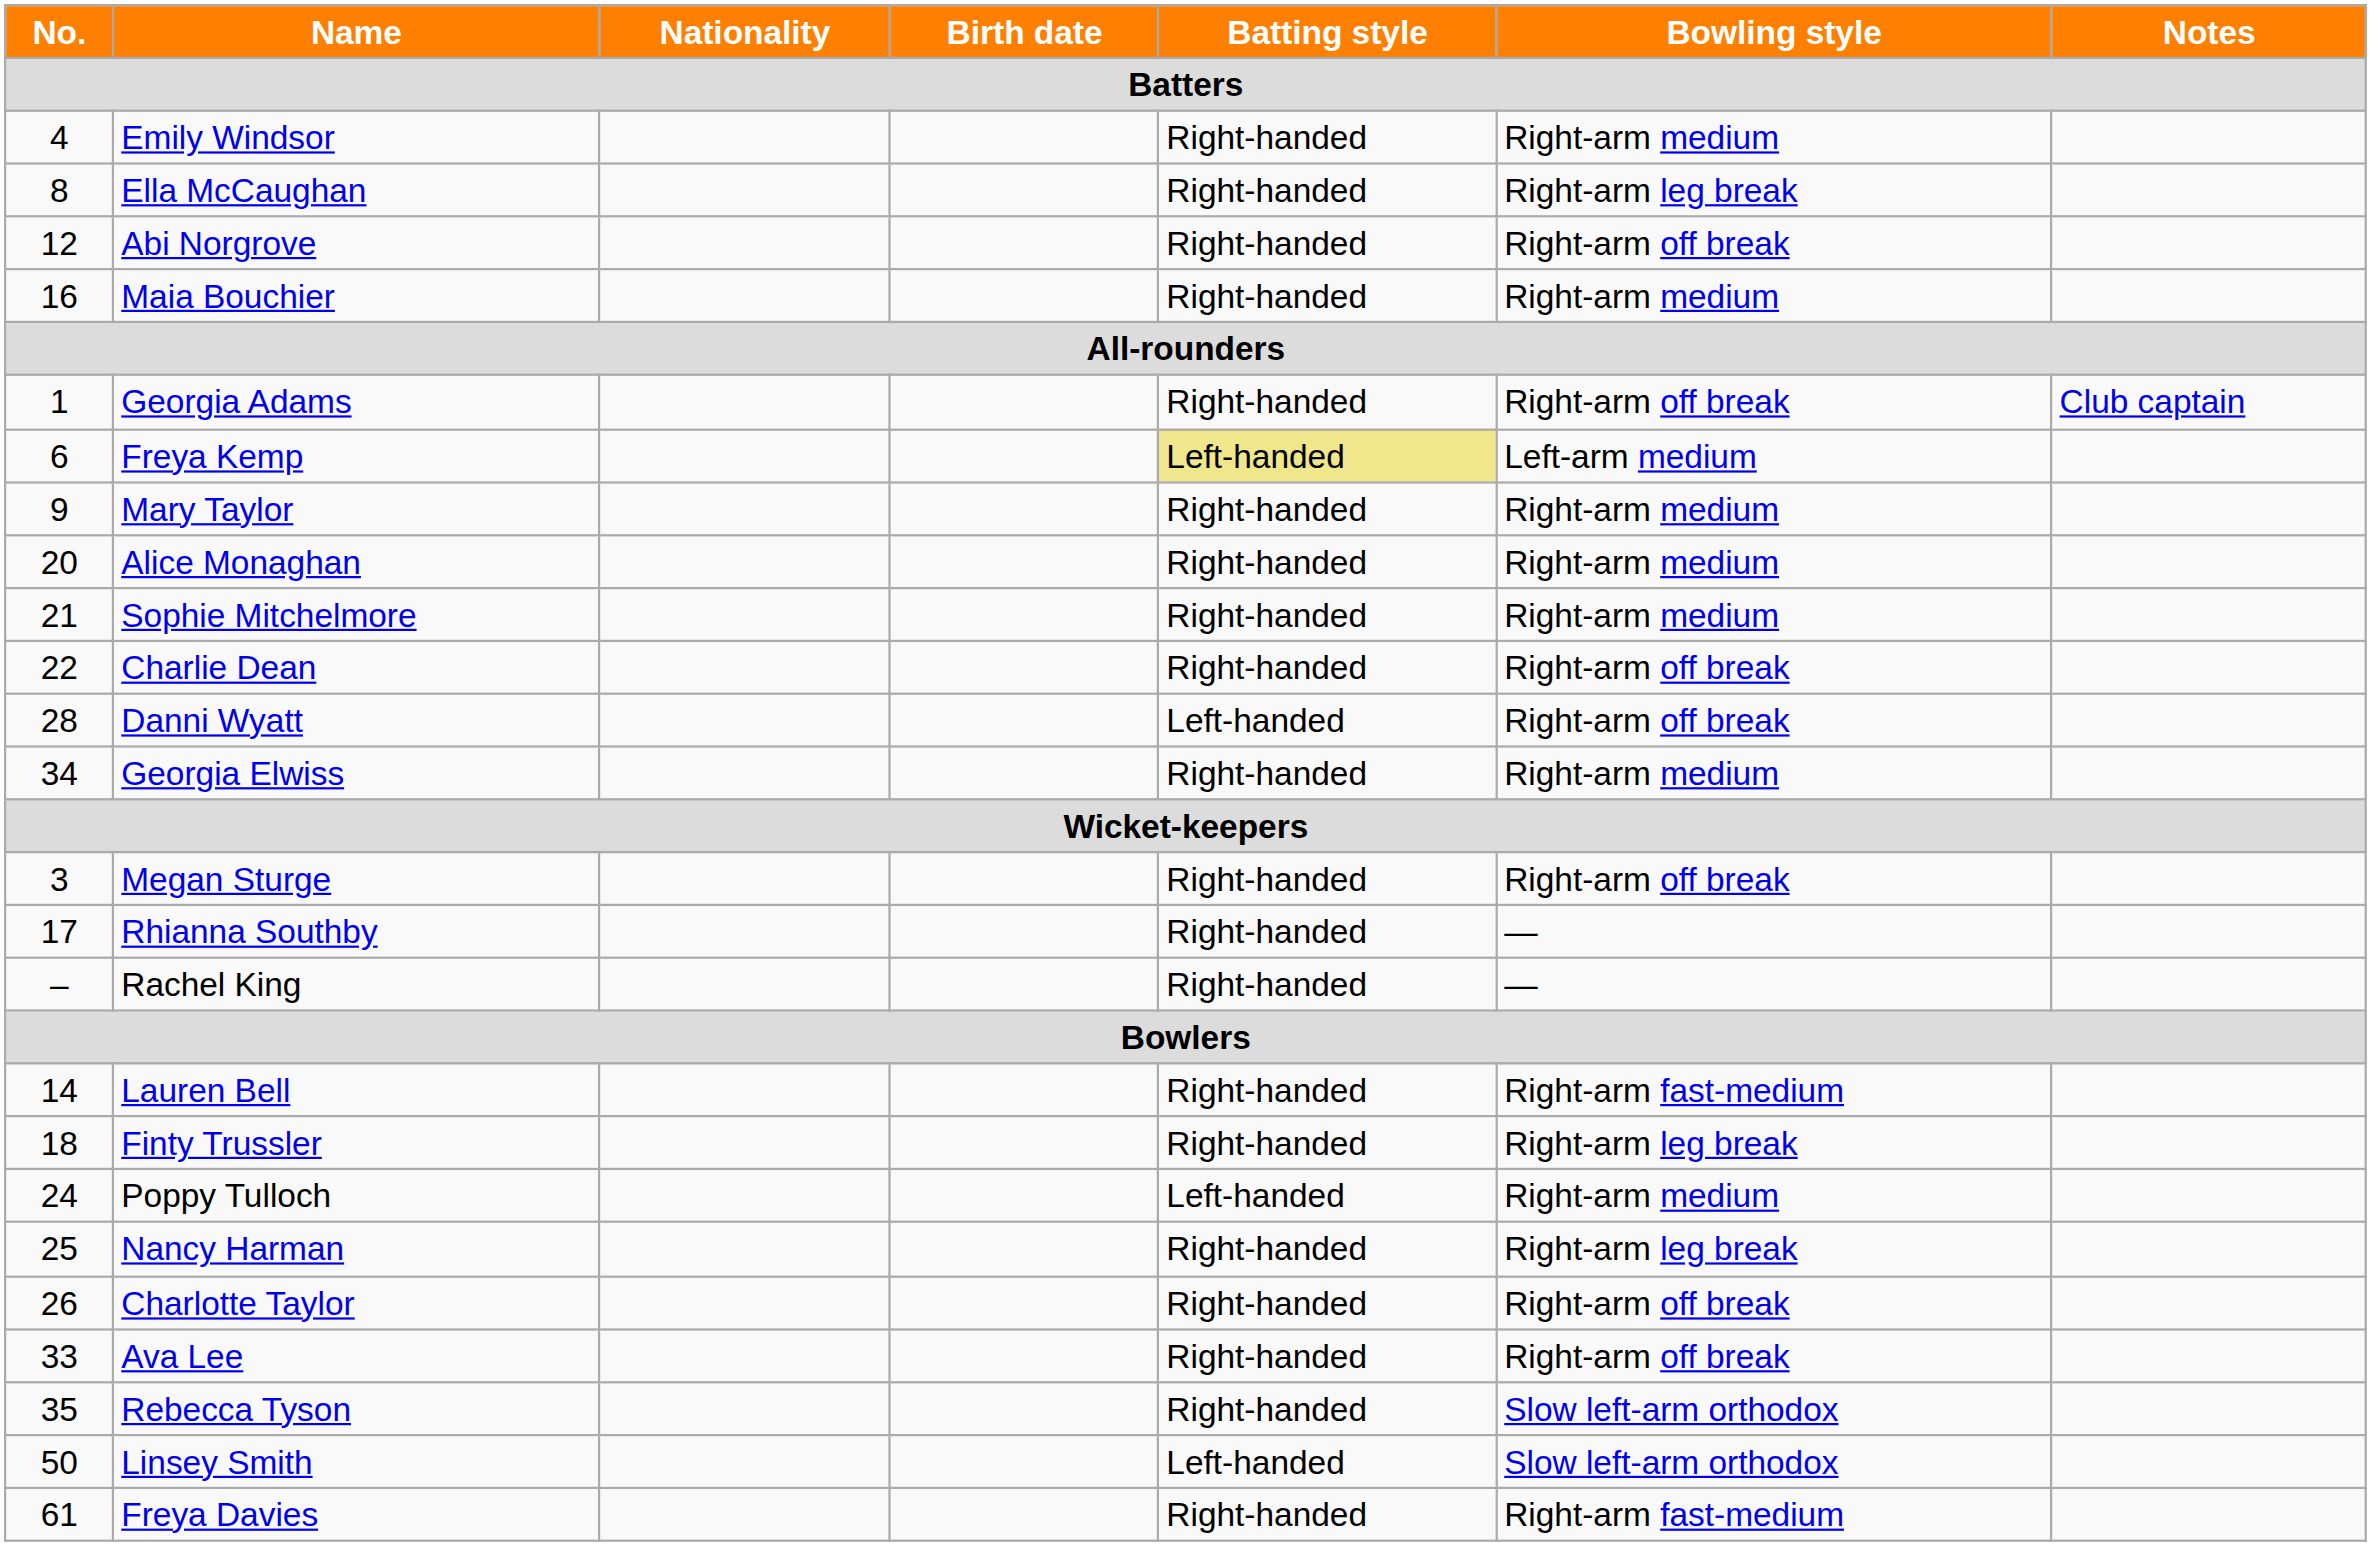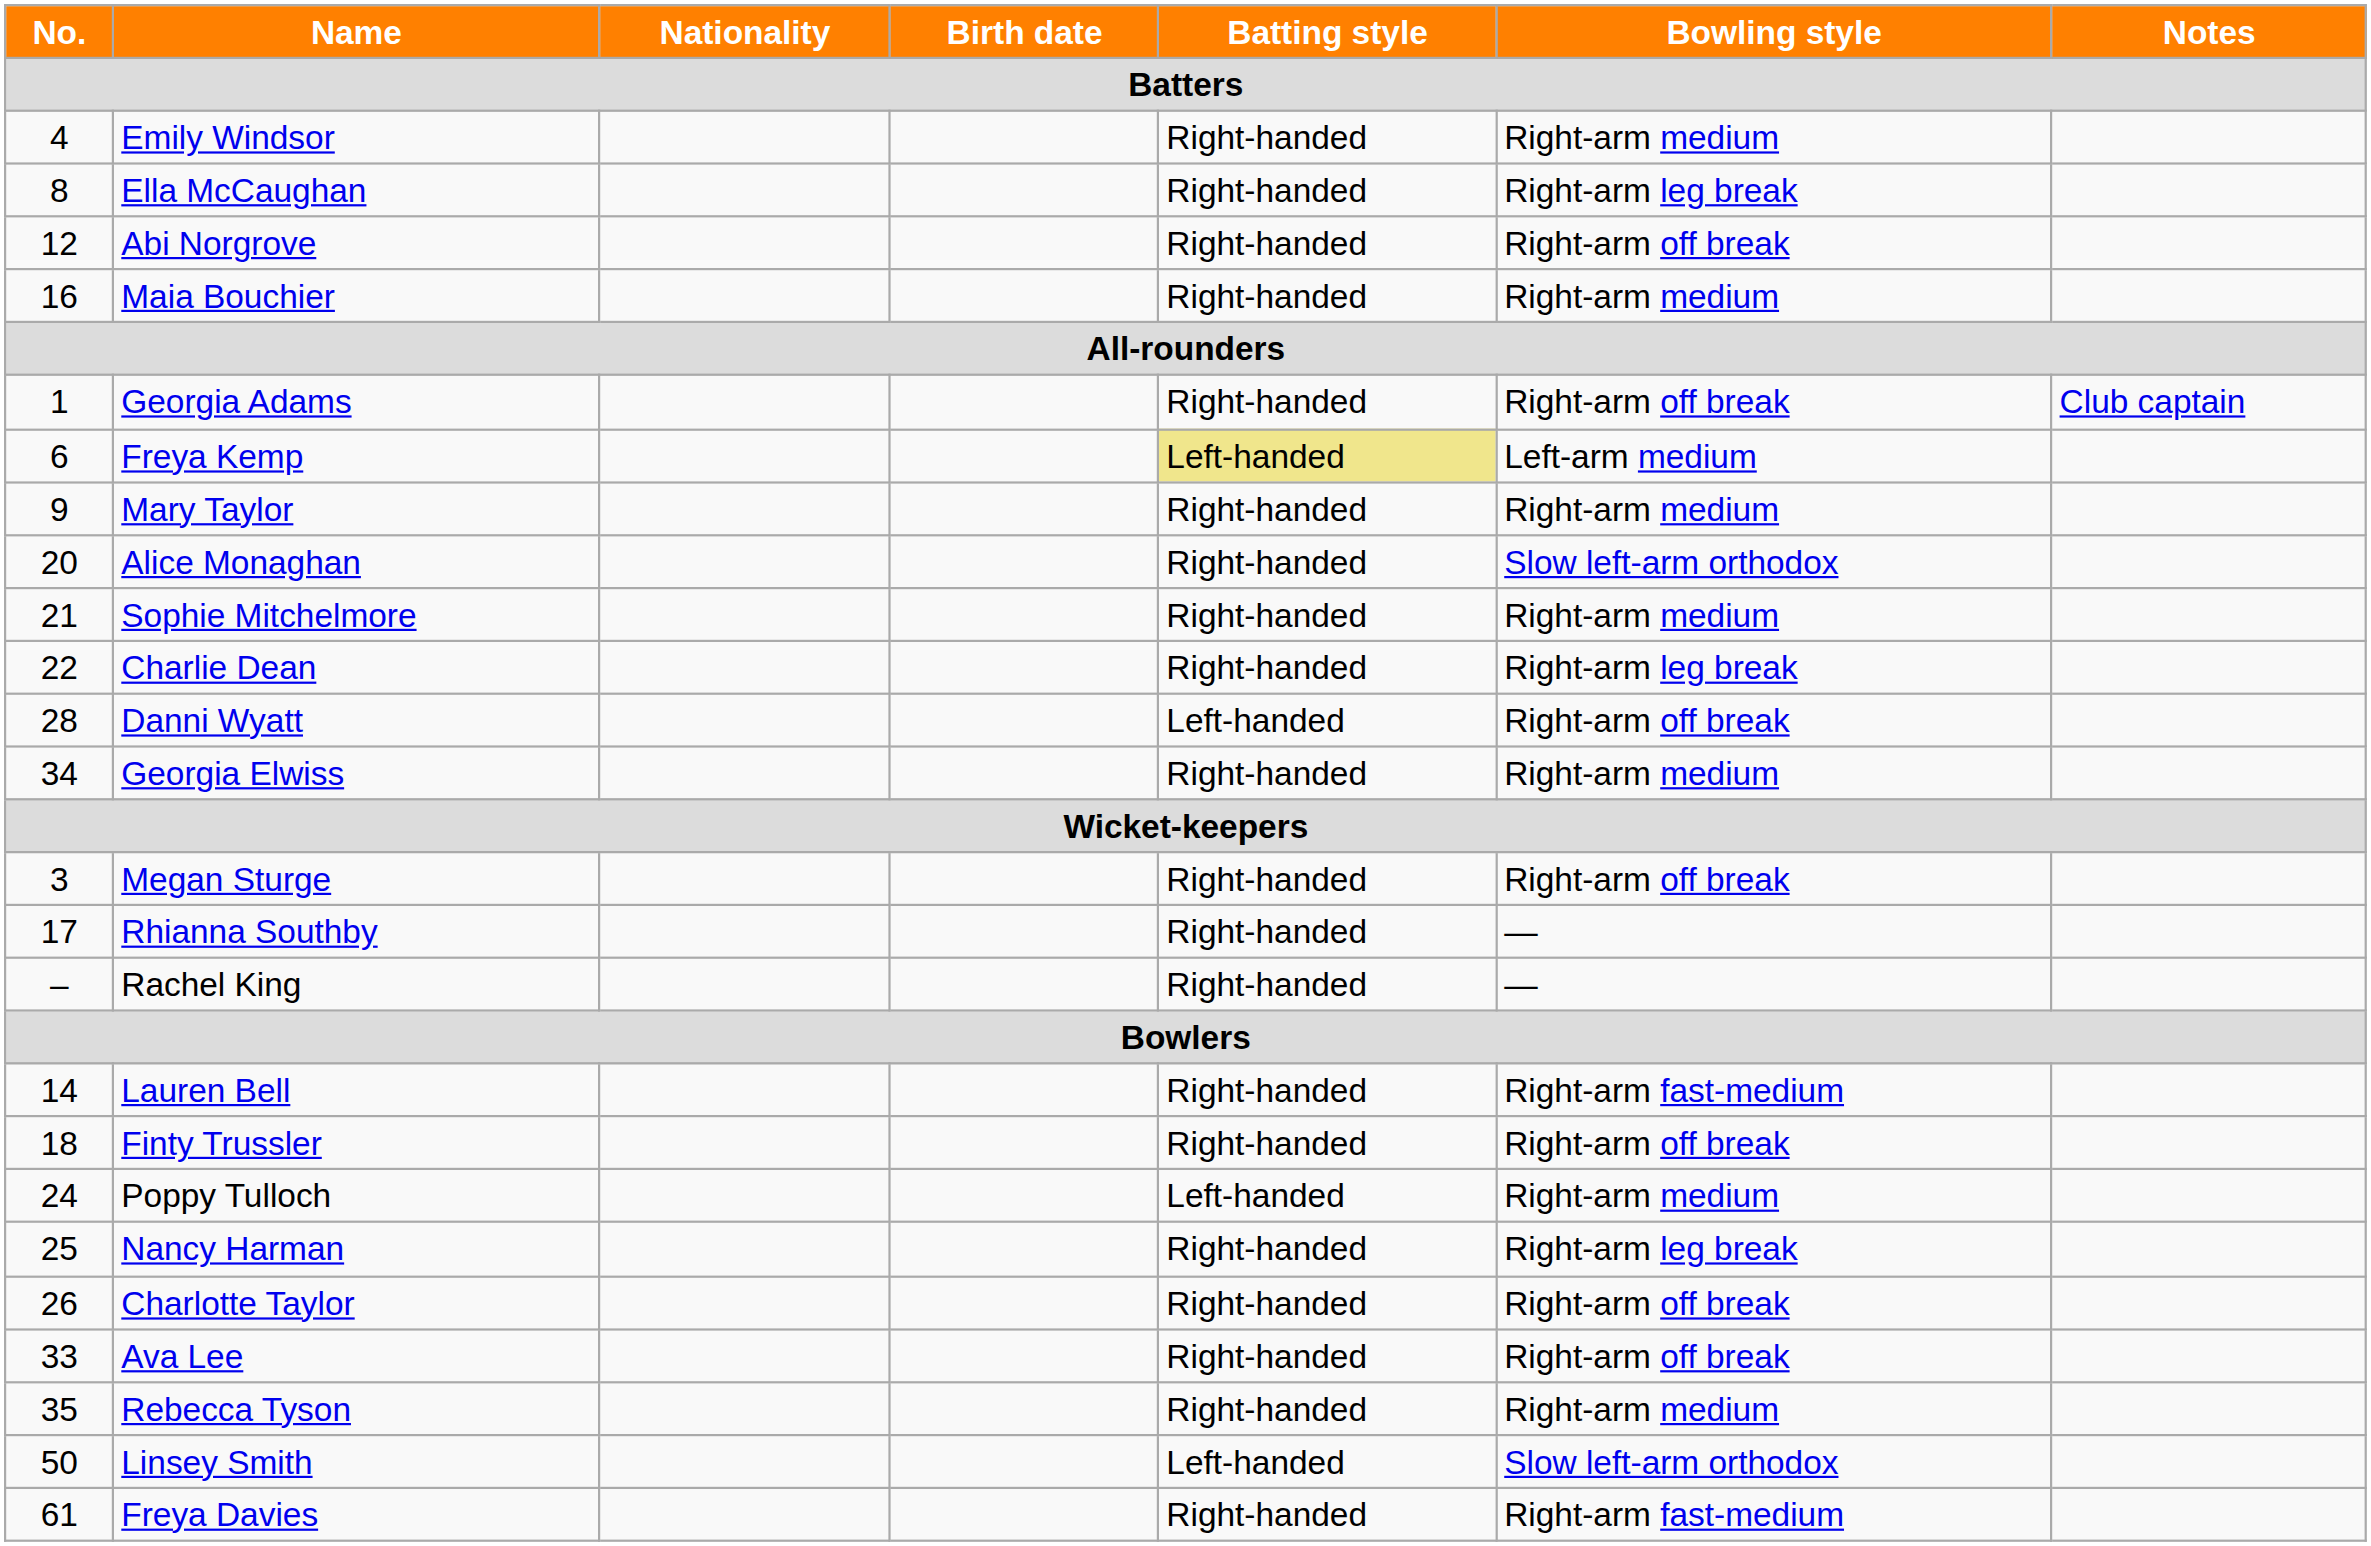(1642, 561) Right-arm medium -> (1671, 561) Slow left-arm orthodox
(1647, 667) Right-arm off break -> (1651, 667) Right-arm leg break
(1651, 1143) Right-arm leg break -> (1647, 1143) Right-arm off break
(1671, 1408) Slow left-arm orthodox -> (1642, 1408) Right-arm medium
